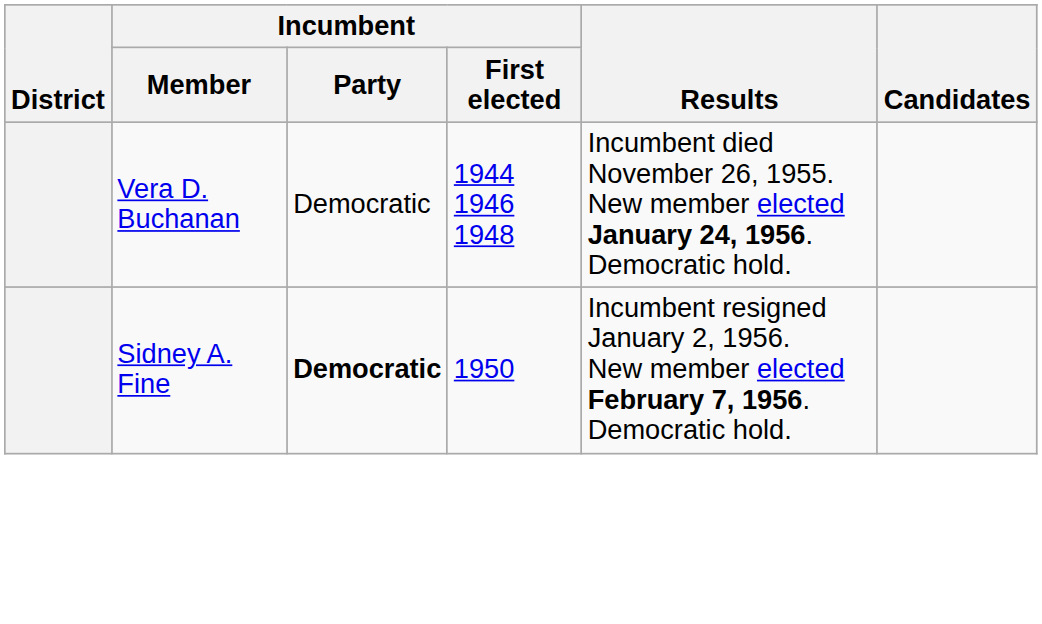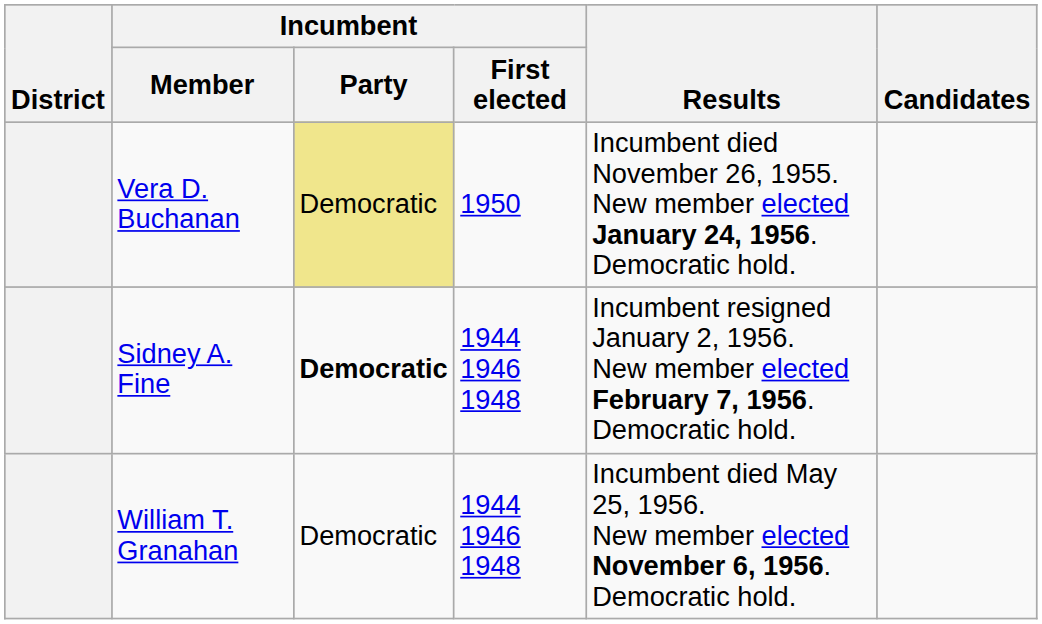(362, 204) no background -> (368, 204) khaki background
(484, 204) 1944 1946 1948 -> (490, 204) 1950
(484, 369) 1950 -> (490, 369) 1944 1946 1948
+ row: (178, 535)
